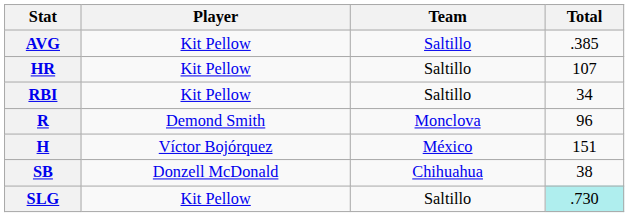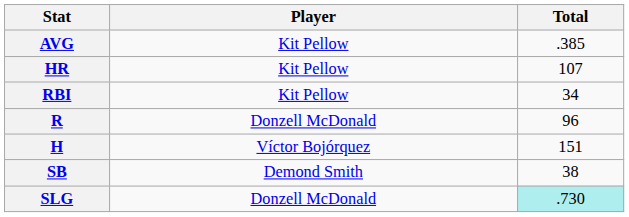- column: (448, 17)
(216, 120) Demond Smith -> (313, 120) Donzell McDonald
(216, 172) Donzell McDonald -> (313, 172) Demond Smith
(216, 198) Kit Pellow -> (313, 198) Donzell McDonald
